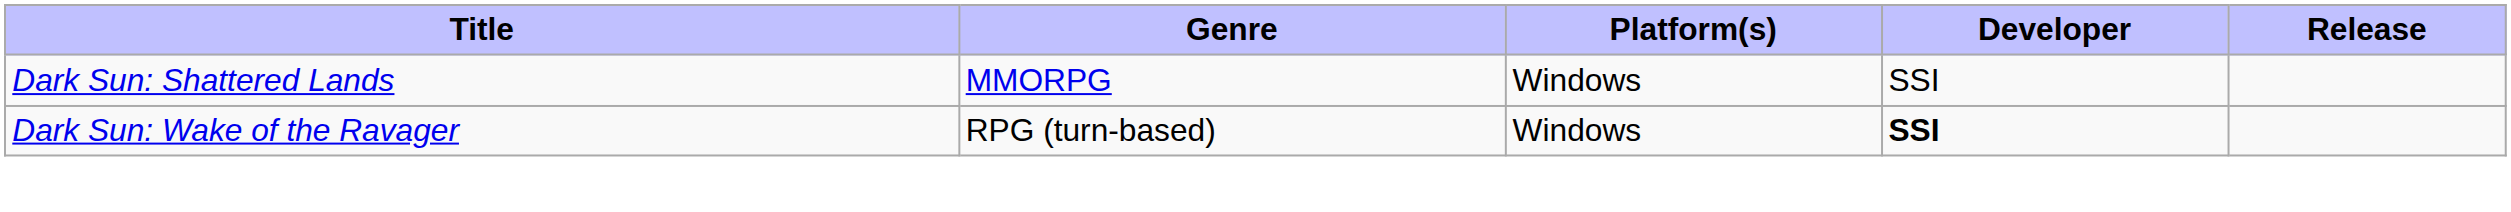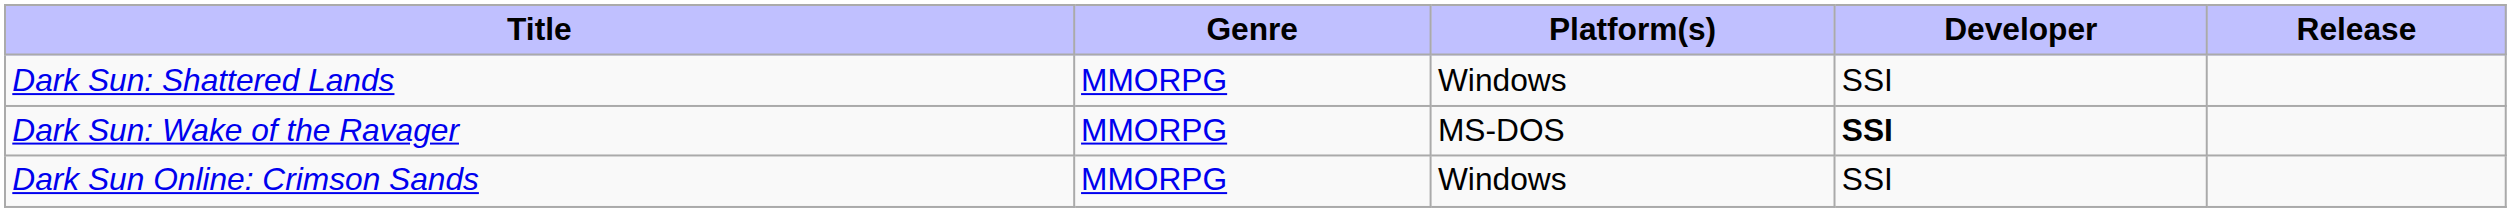(1091, 130) RPG (turn-based) -> (1154, 130) MMORPG
(1577, 130) Windows -> (1501, 130) MS-DOS
+ row: (246, 180)
